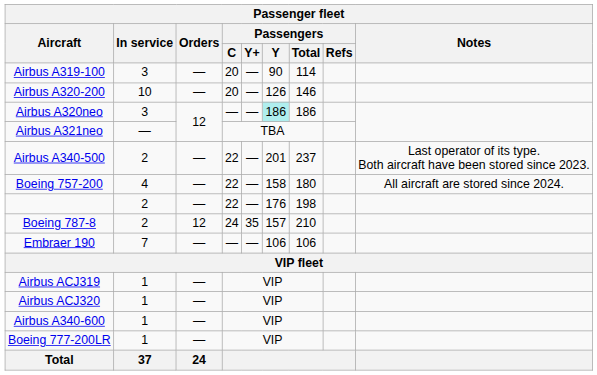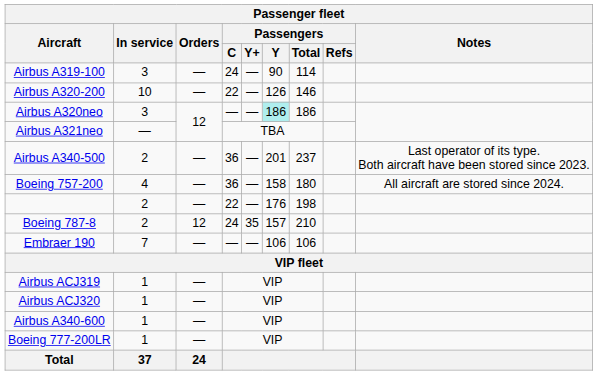(232, 72) 20 -> (232, 72) 24
(232, 92) 20 -> (232, 92) 22
(232, 157) 22 -> (232, 157) 36
(232, 184) 22 -> (232, 184) 36
